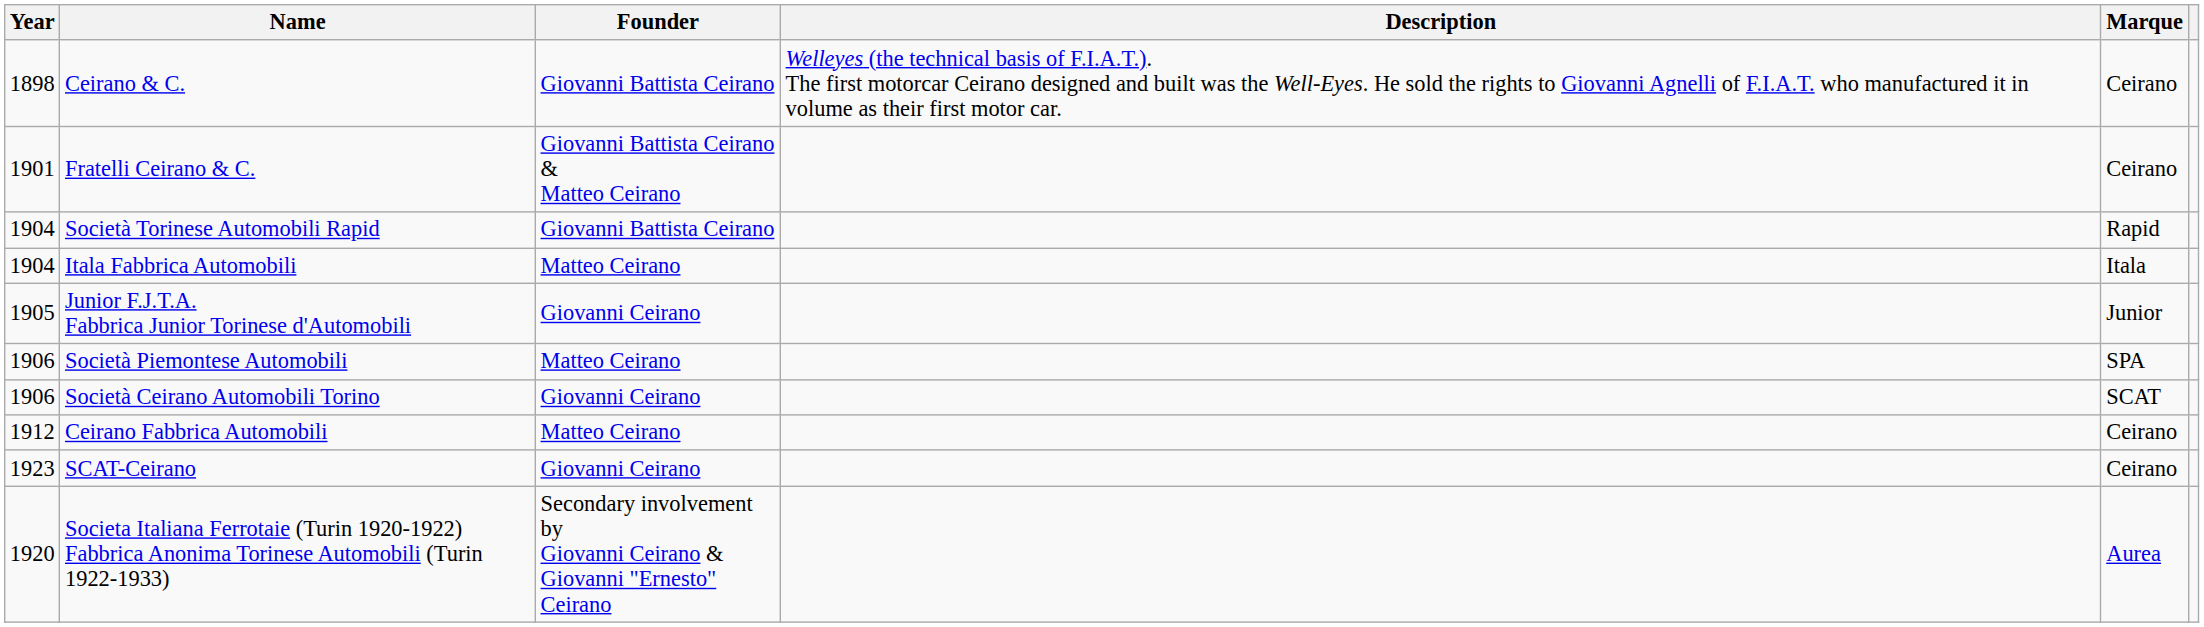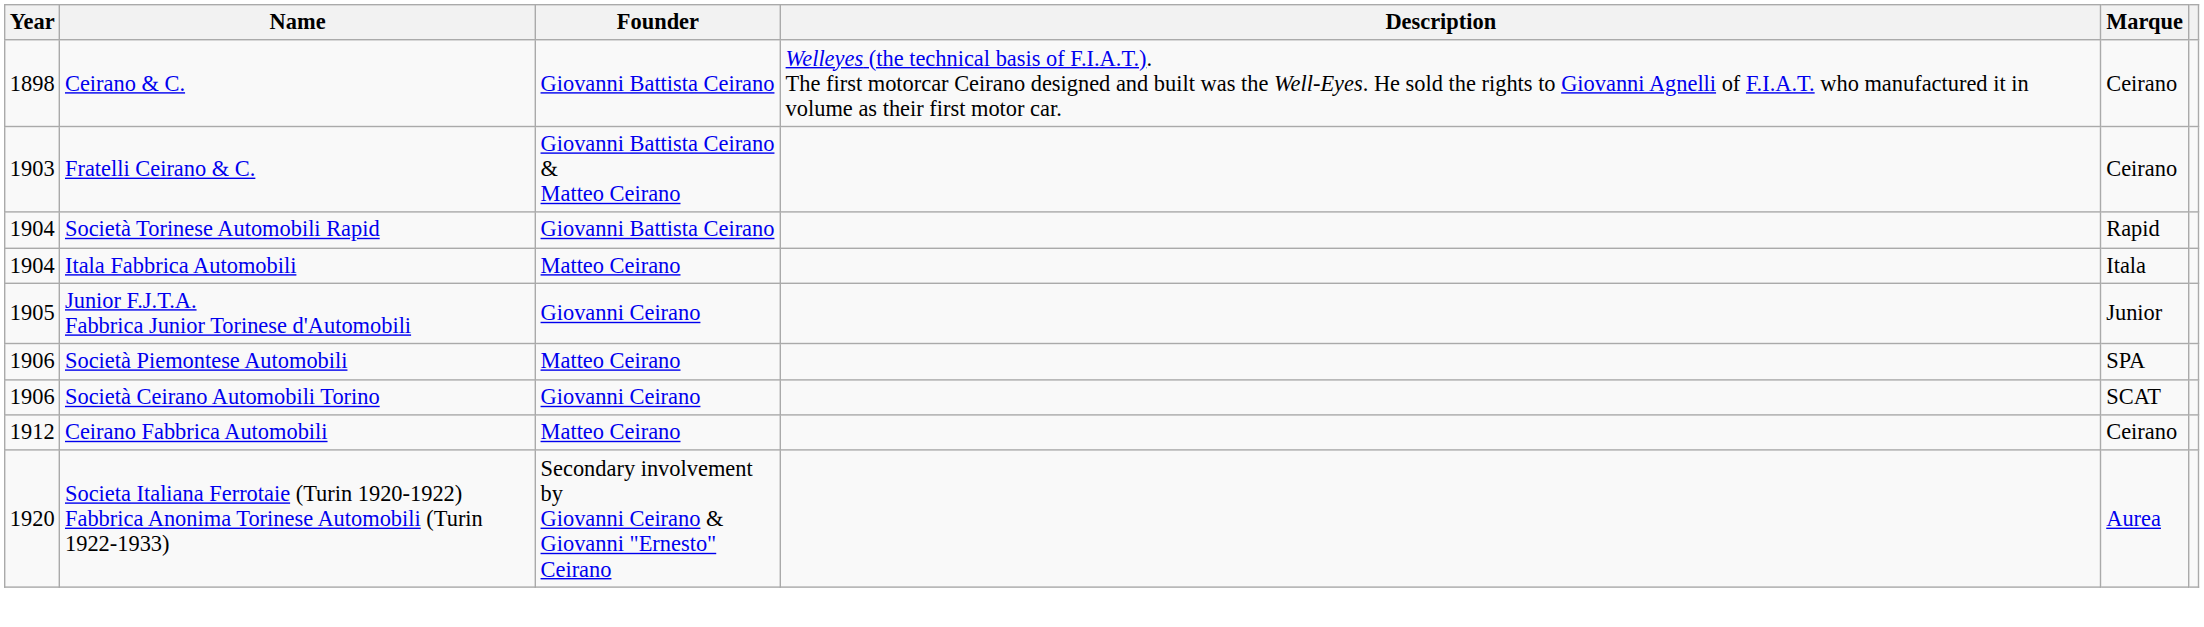(32, 168) 1901 -> (32, 168) 1903
- row: (131, 467)
